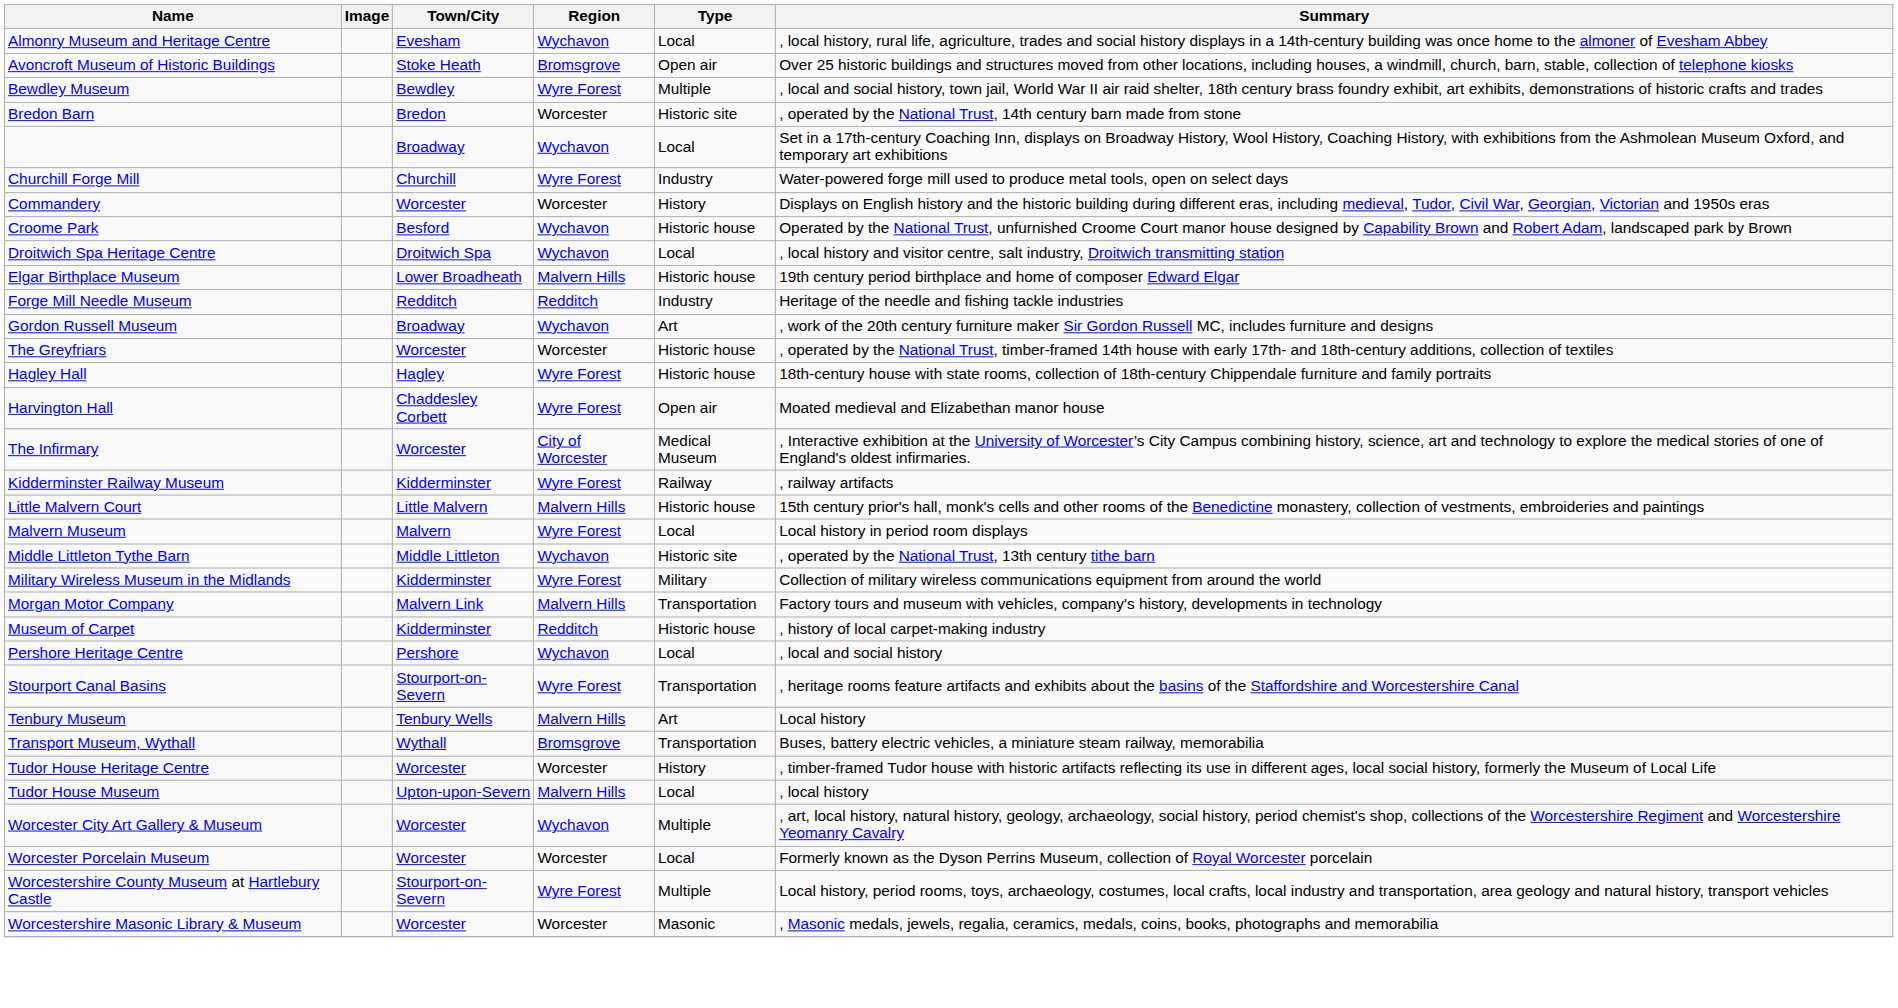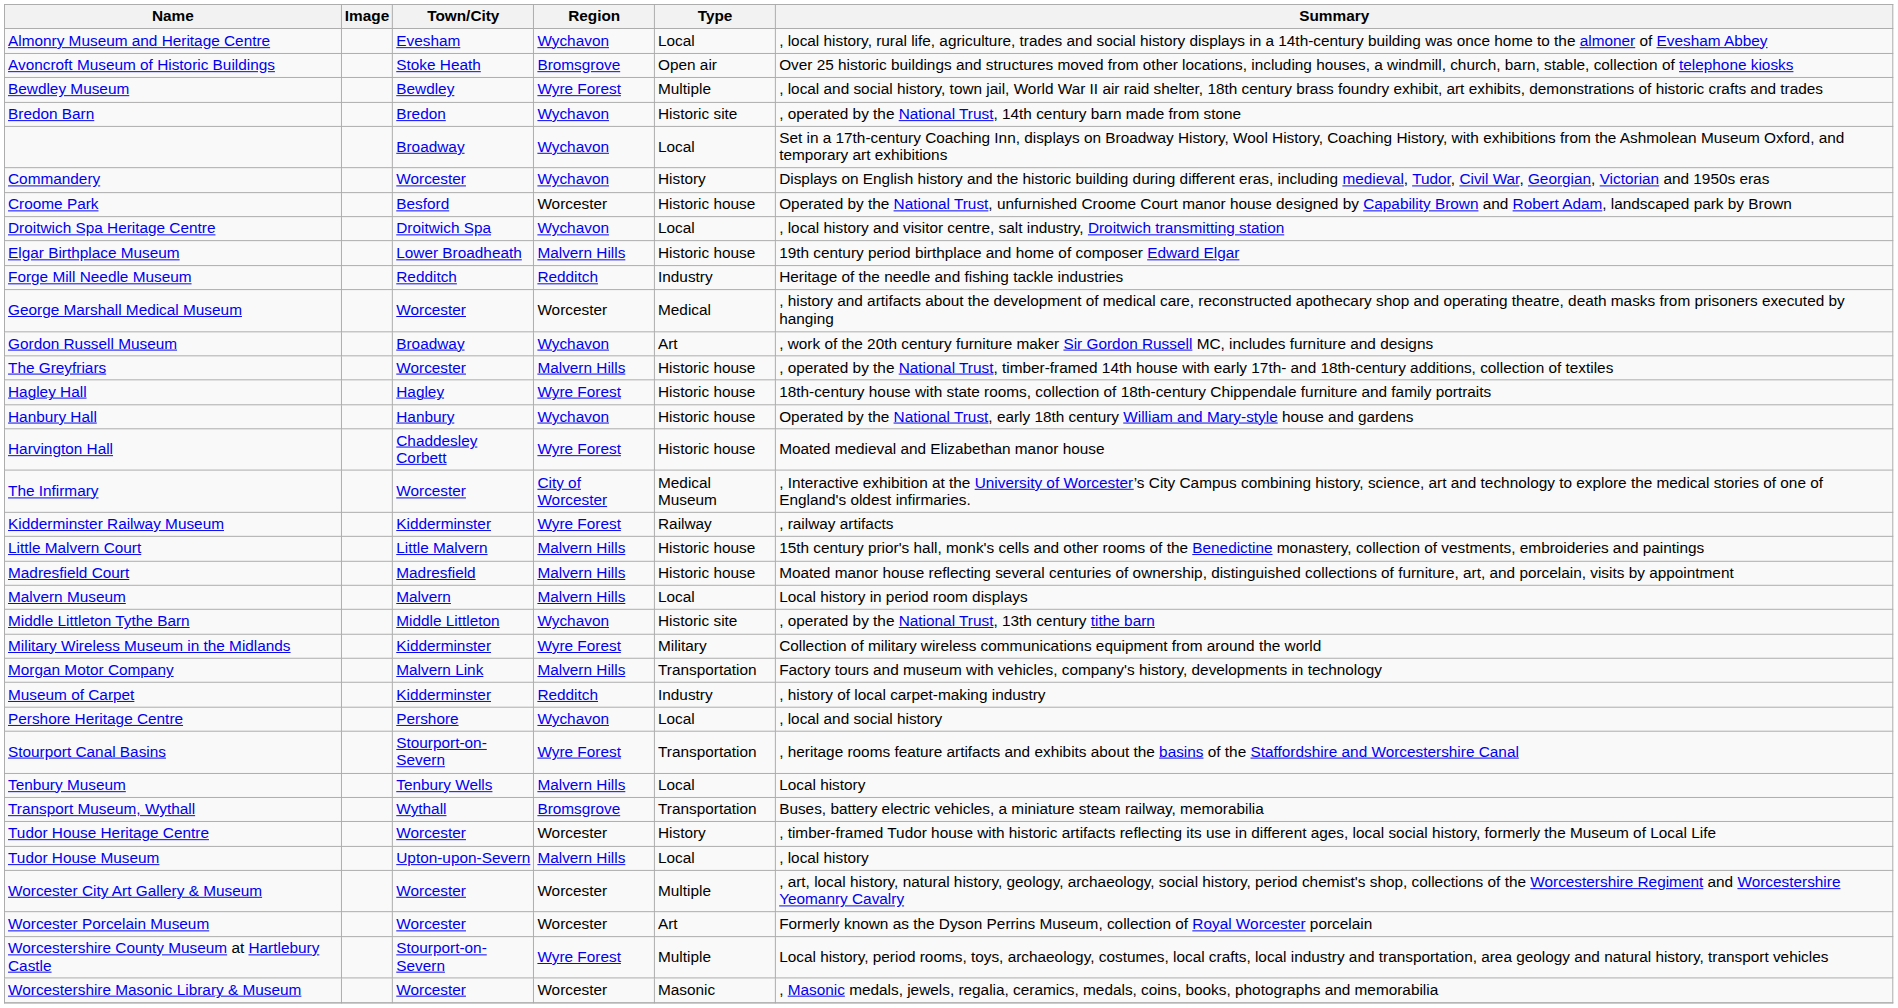(572, 114) Worcester -> (573, 114) Wychavon
- row: (74, 180)
(572, 204) Worcester -> (573, 180) Wychavon
(573, 228) Wychavon -> (572, 204) Worcester
+ row: (125, 310)
(572, 350) Worcester -> (581, 367) Malvern Hills
+ row: (52, 416)
(687, 408) Open air -> (707, 449) Historic house
+ row: (69, 572)
(579, 531) Wyre Forest -> (581, 597) Malvern Hills
(707, 628) Historic house -> (685, 694) Industry
(668, 719) Art -> (676, 785) Local
(573, 825) Wychavon -> (572, 891) Worcester
(676, 858) Local -> (668, 924) Art
